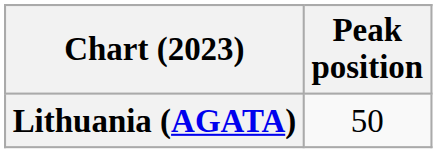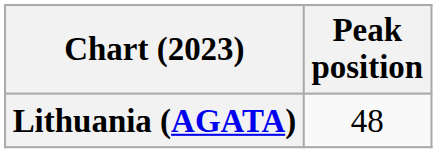(367, 119) 50 -> (367, 119) 48
